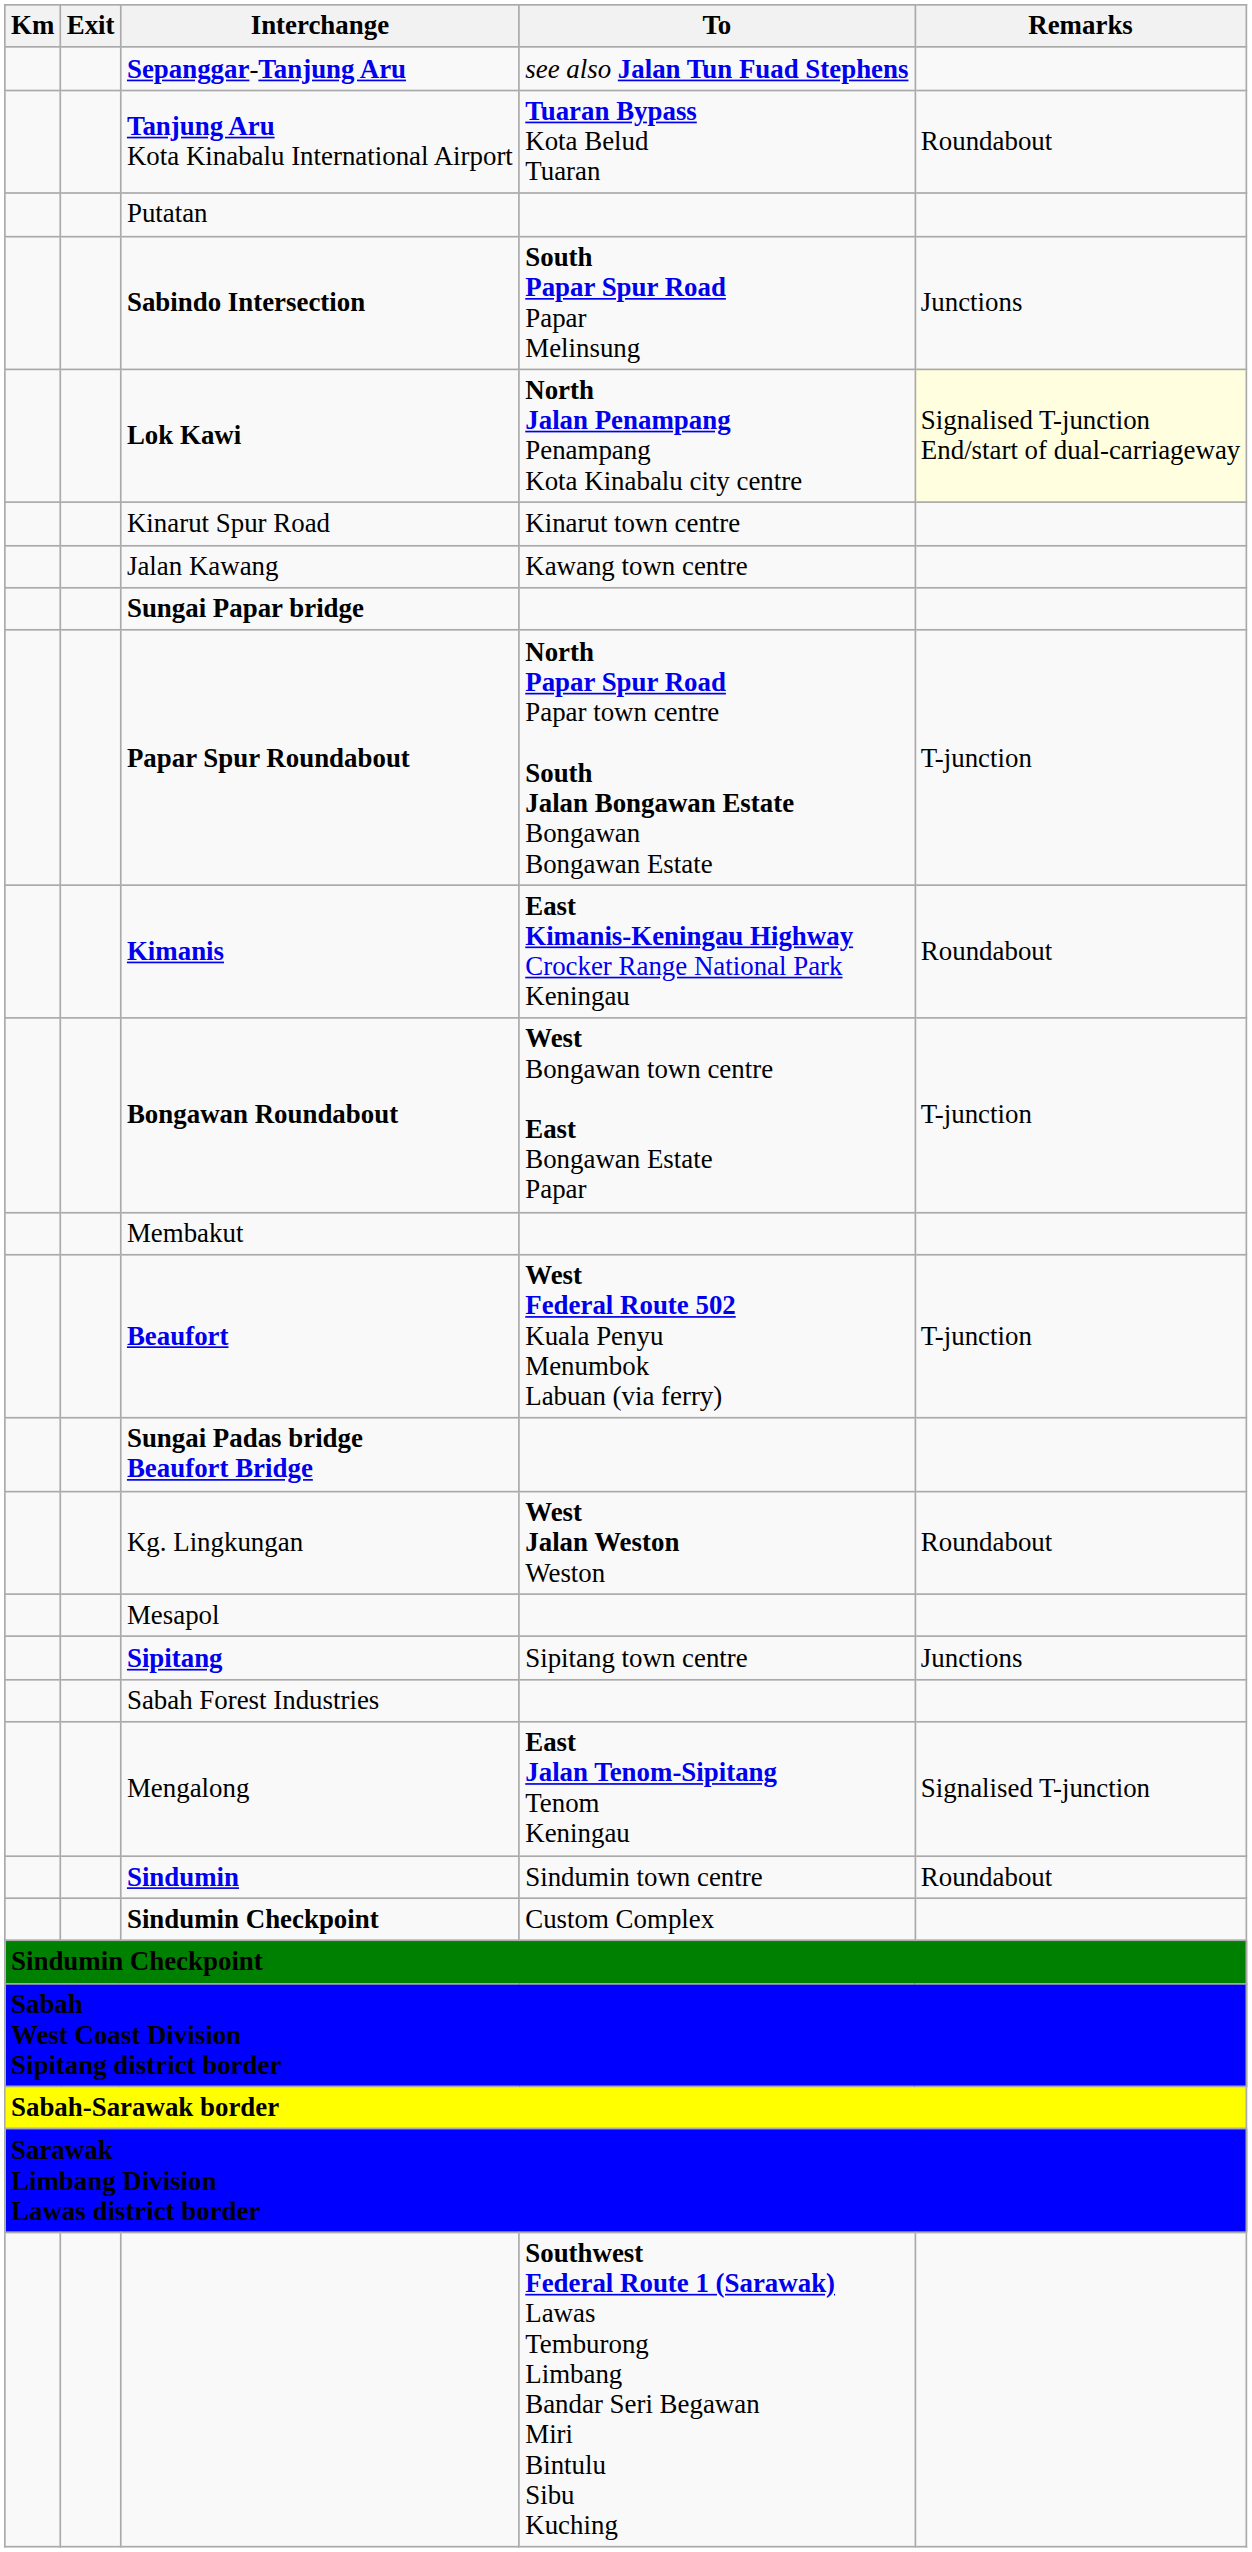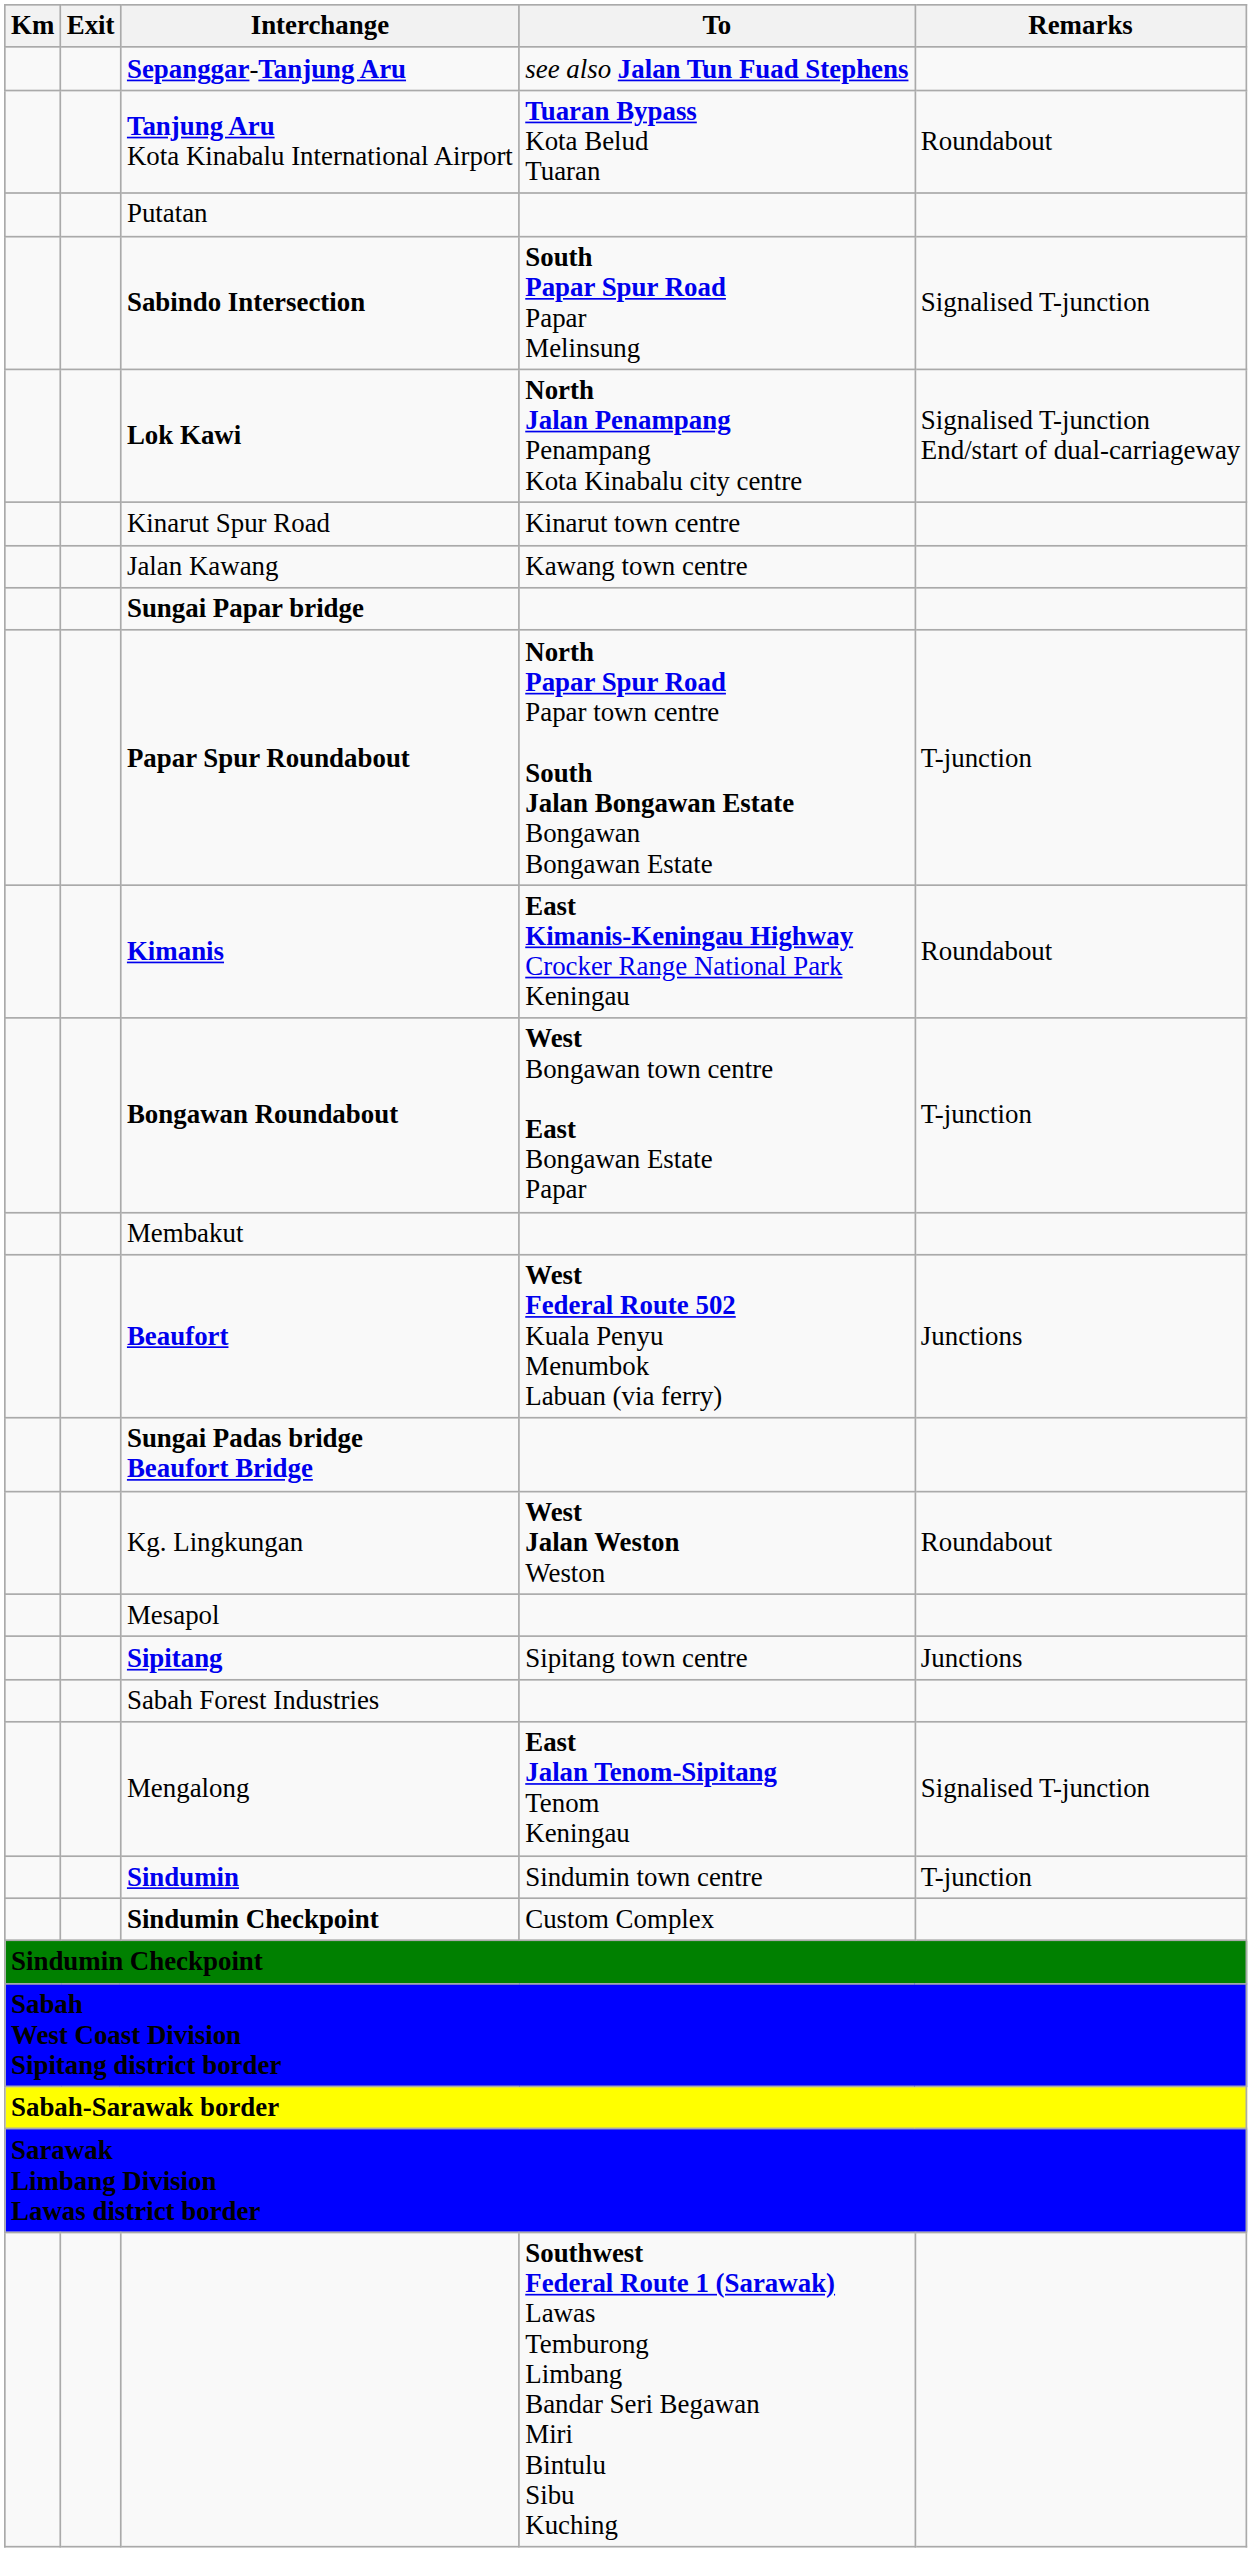(972, 302) Junctions -> (1035, 302) Signalised T-junction
(1081, 435) lightyellow background -> (1081, 435) no background
(976, 1336) T-junction -> (972, 1336) Junctions
(987, 1876) Roundabout -> (976, 1876) T-junction
